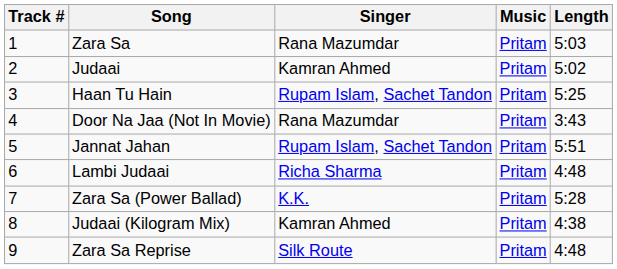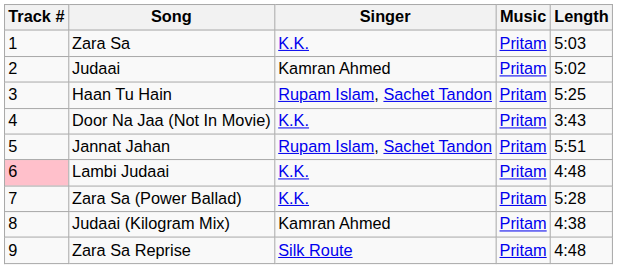(339, 43) Rana Mazumdar -> (294, 43) K.K.
(339, 120) Rana Mazumdar -> (294, 120) K.K.
(13, 172) no background -> (13, 172) pink background
(330, 172) Richa Sharma -> (294, 172) K.K.
